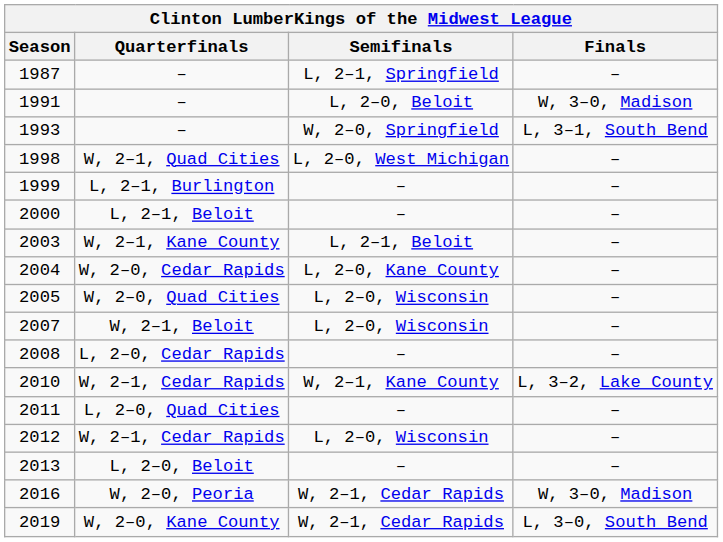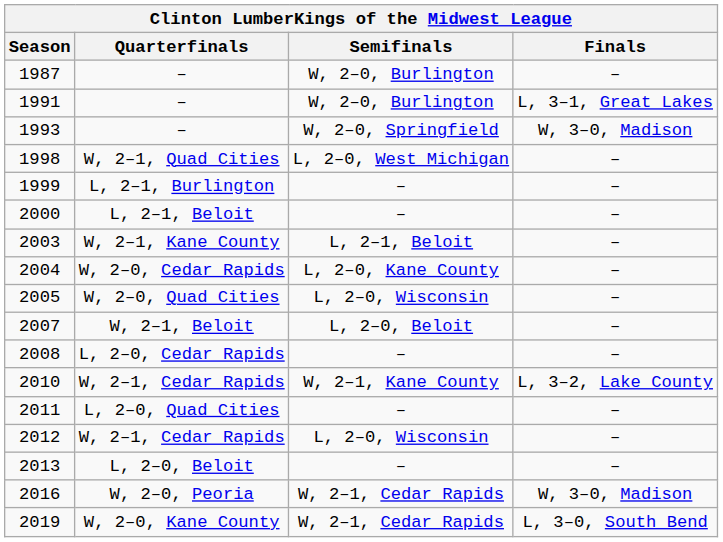(401, 75) L, 2–1, Springfield -> (401, 75) W, 2–0, Burlington
(401, 103) L, 2–0, Beloit -> (401, 103) W, 2–0, Burlington
(615, 103) W, 3–0, Madison -> (615, 103) L, 3–1, Great Lakes
(615, 131) L, 3–1, South Bend -> (615, 131) W, 3–0, Madison
(401, 326) L, 2–0, Wisconsin -> (401, 326) L, 2–0, Beloit
